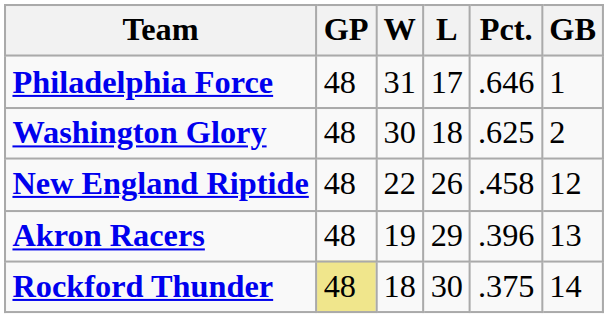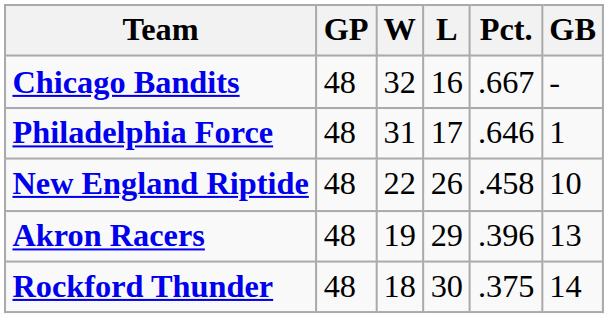+ row: (126, 81)
- row: (140, 132)
(566, 183) 12 -> (566, 183) 10
(340, 286) khaki background -> (340, 286) no background
